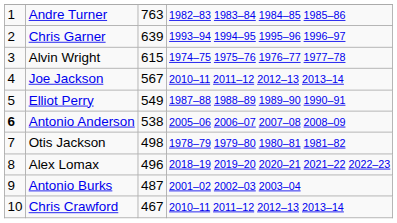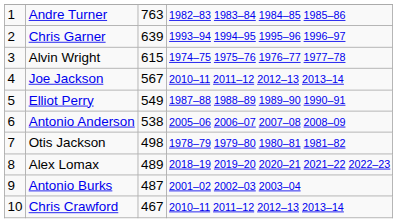(11, 121) bold -> (11, 121) normal
(152, 164) 496 -> (152, 164) 489
